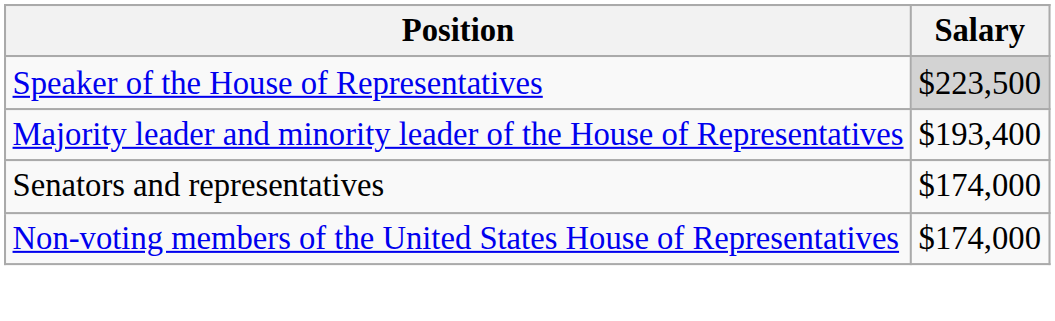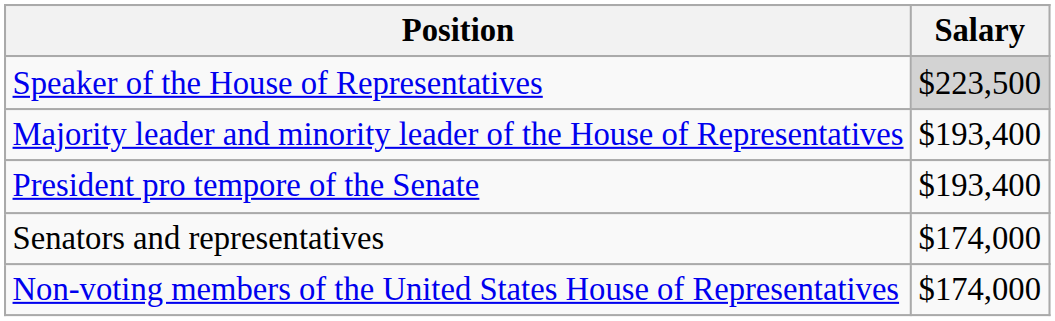+ row: (246, 185)
